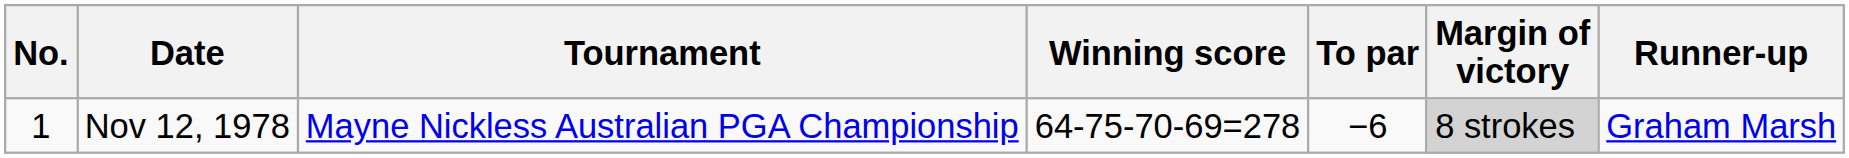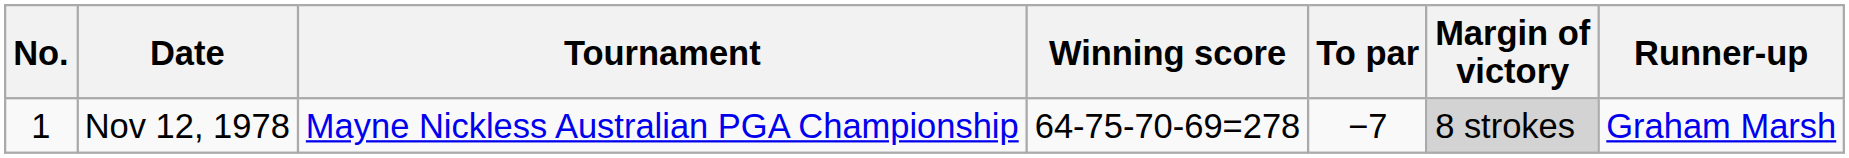(1368, 126) −6 -> (1368, 126) −7
